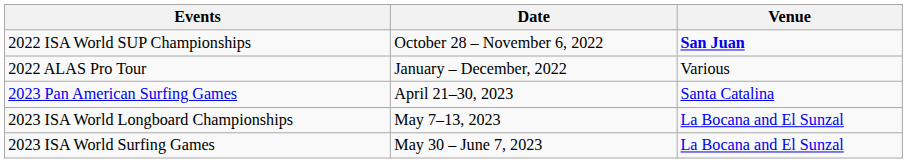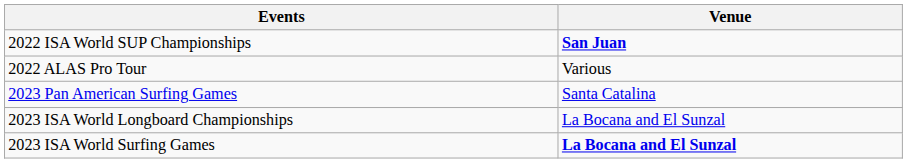- column: (534, 17)
(762, 145) normal -> (649, 145) bold
